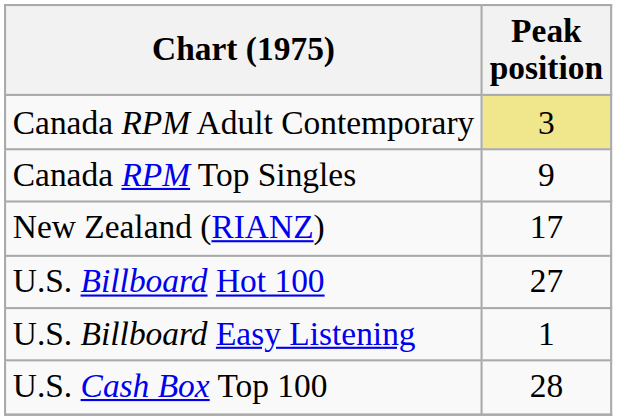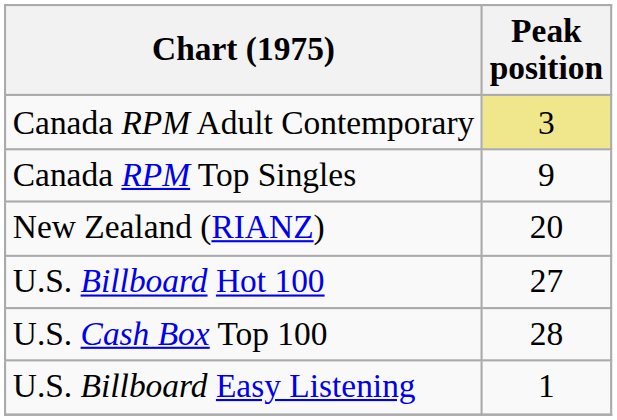(546, 227) 17 -> (546, 227) 20
rows swapped: (214, 333) <-> (170, 386)
